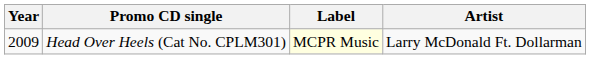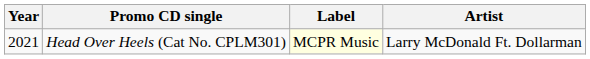(24, 41) 2009 -> (24, 41) 2021
